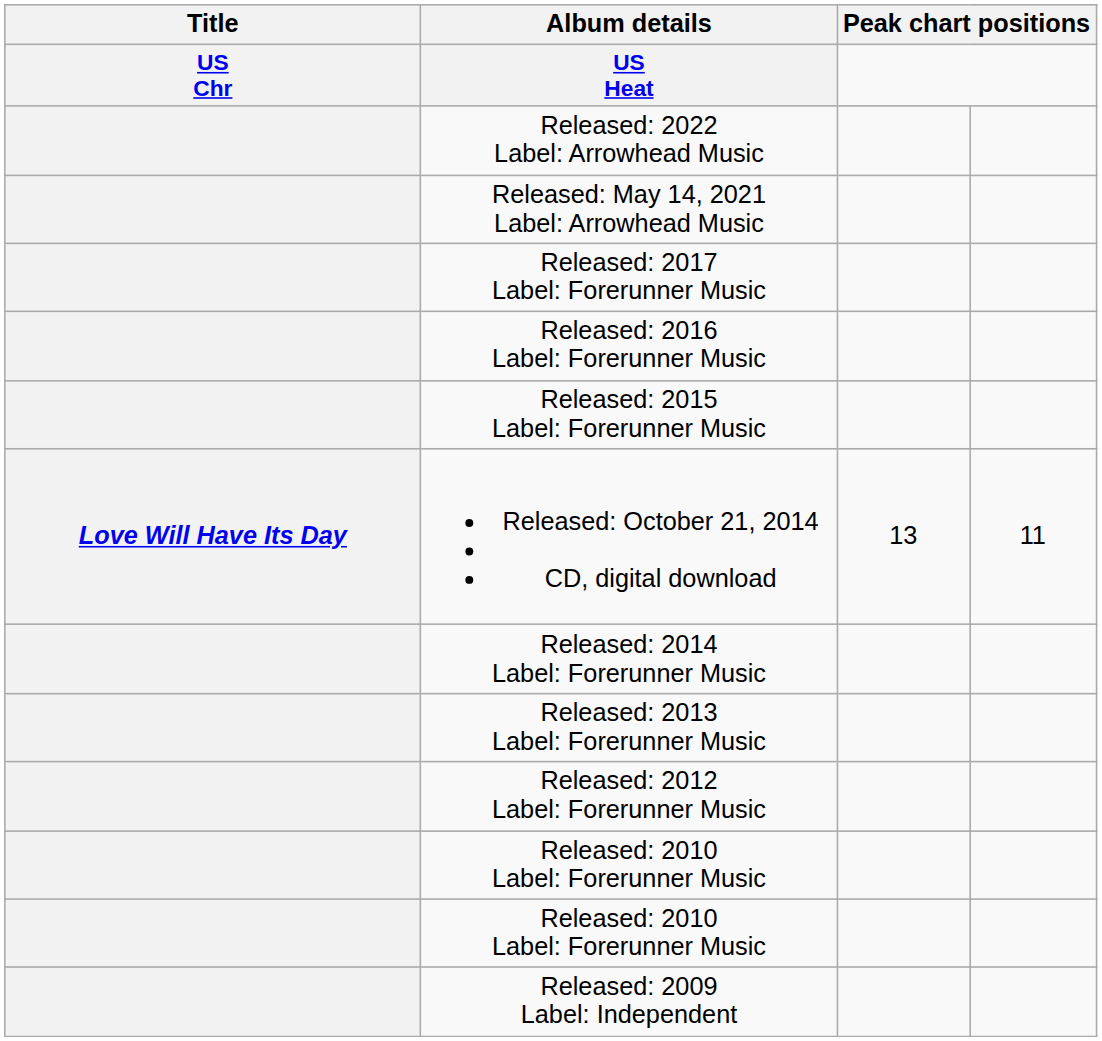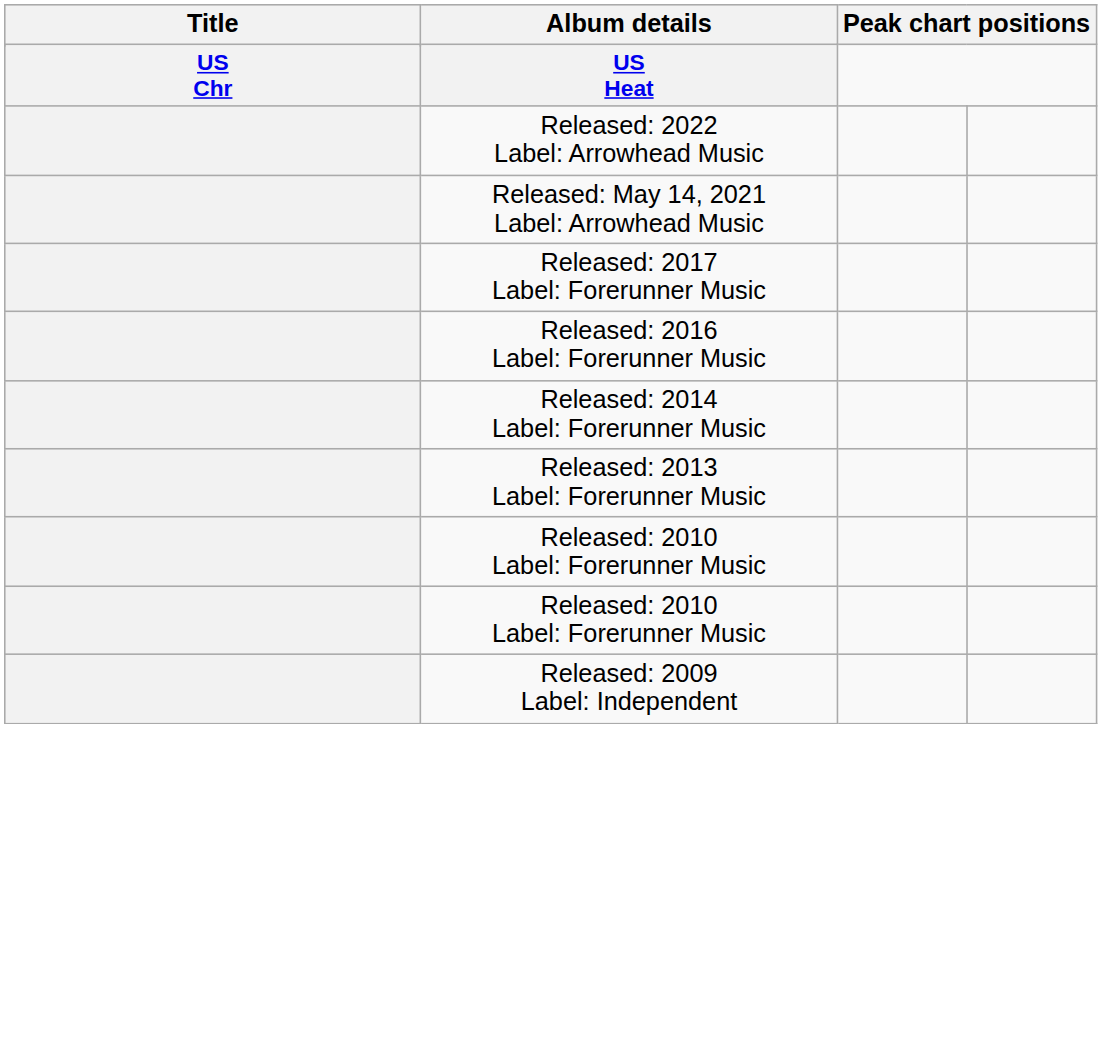- row: (213, 415)
- row: (213, 536)
- row: (213, 796)
